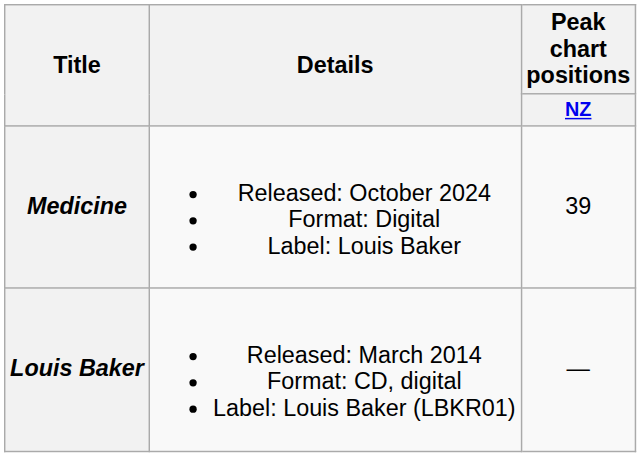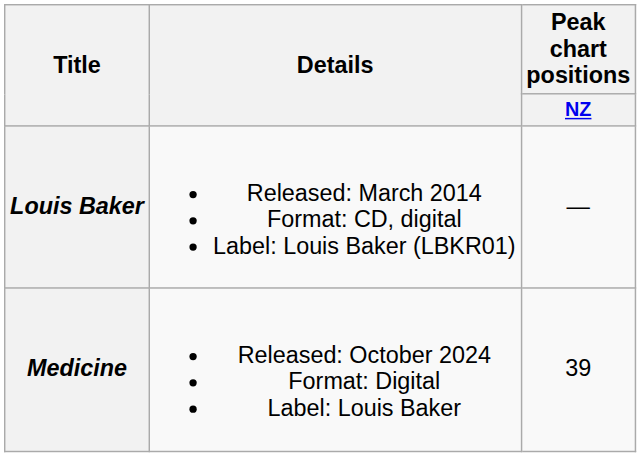rows swapped: (77, 369) <-> (77, 206)
